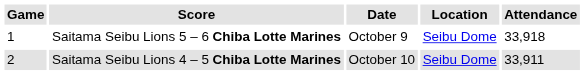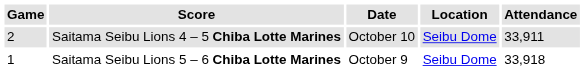rows swapped: (196, 37) <-> (196, 60)
